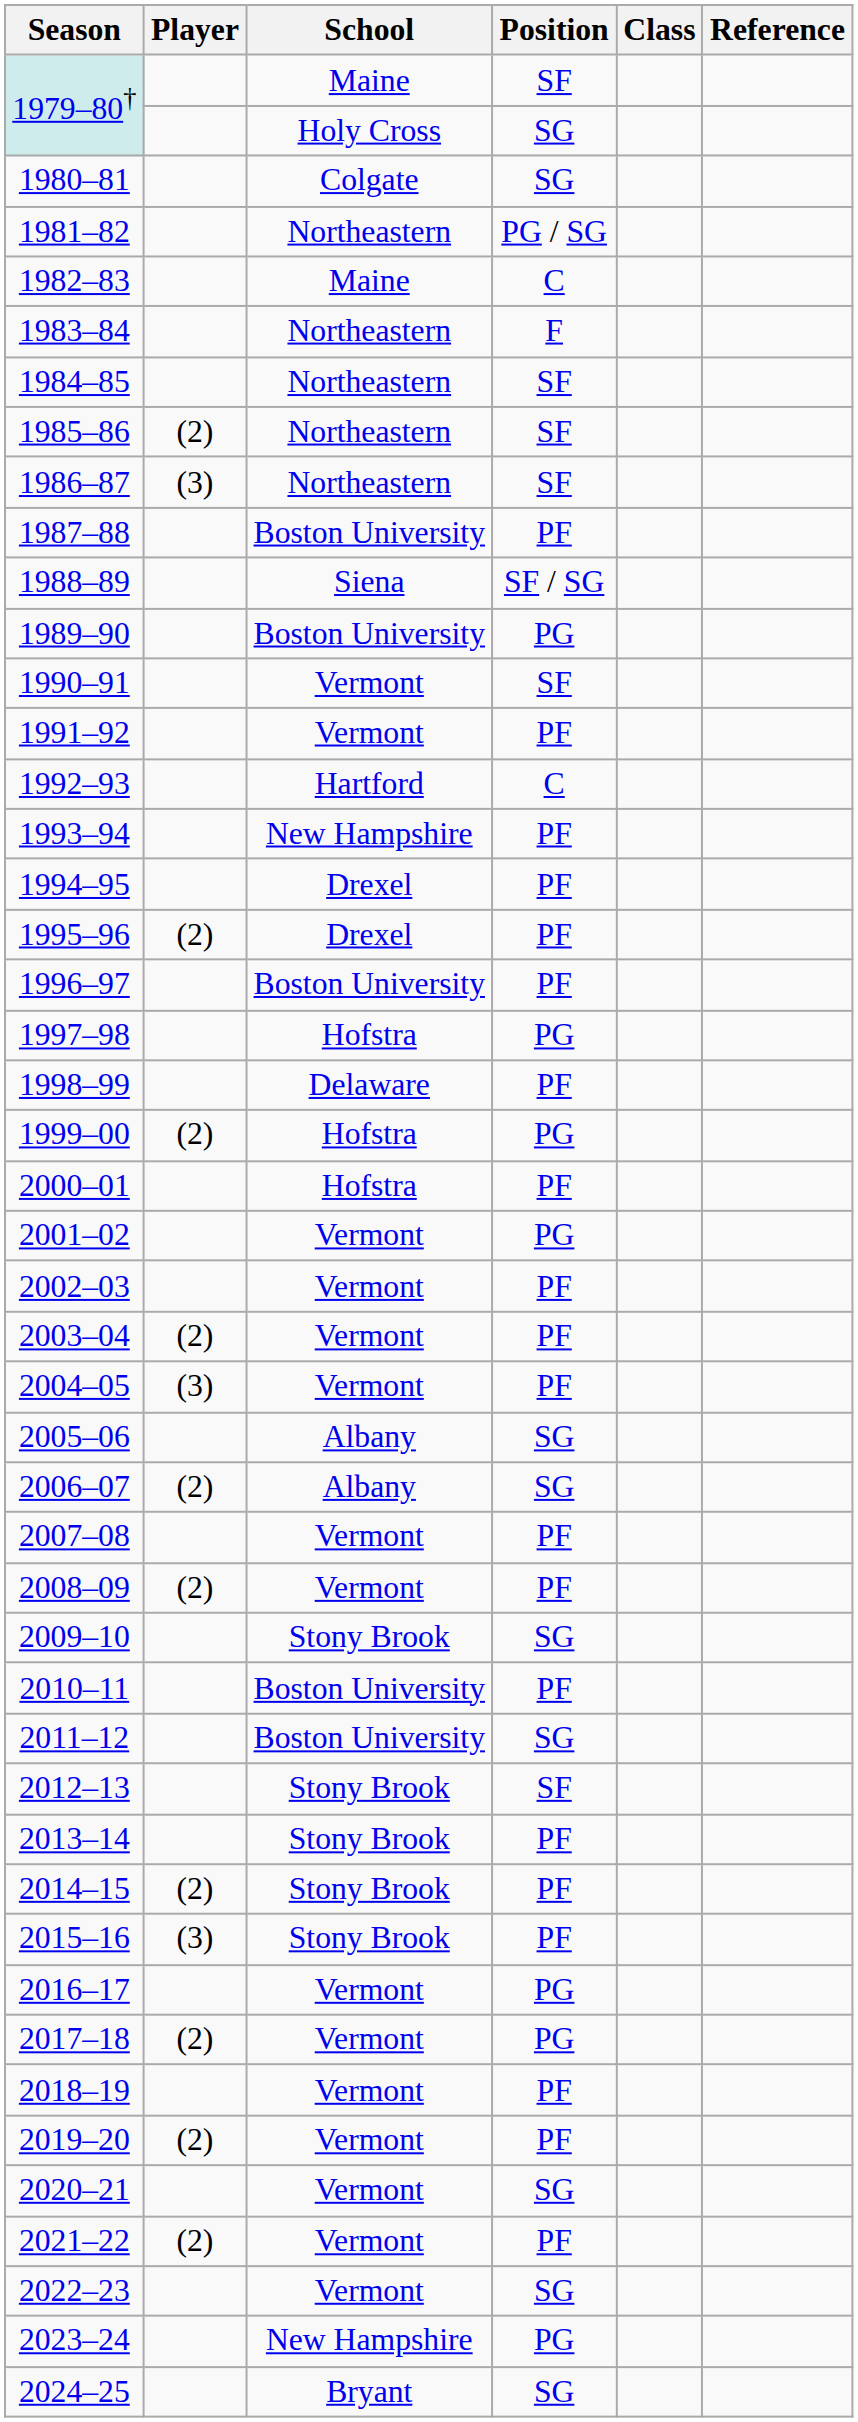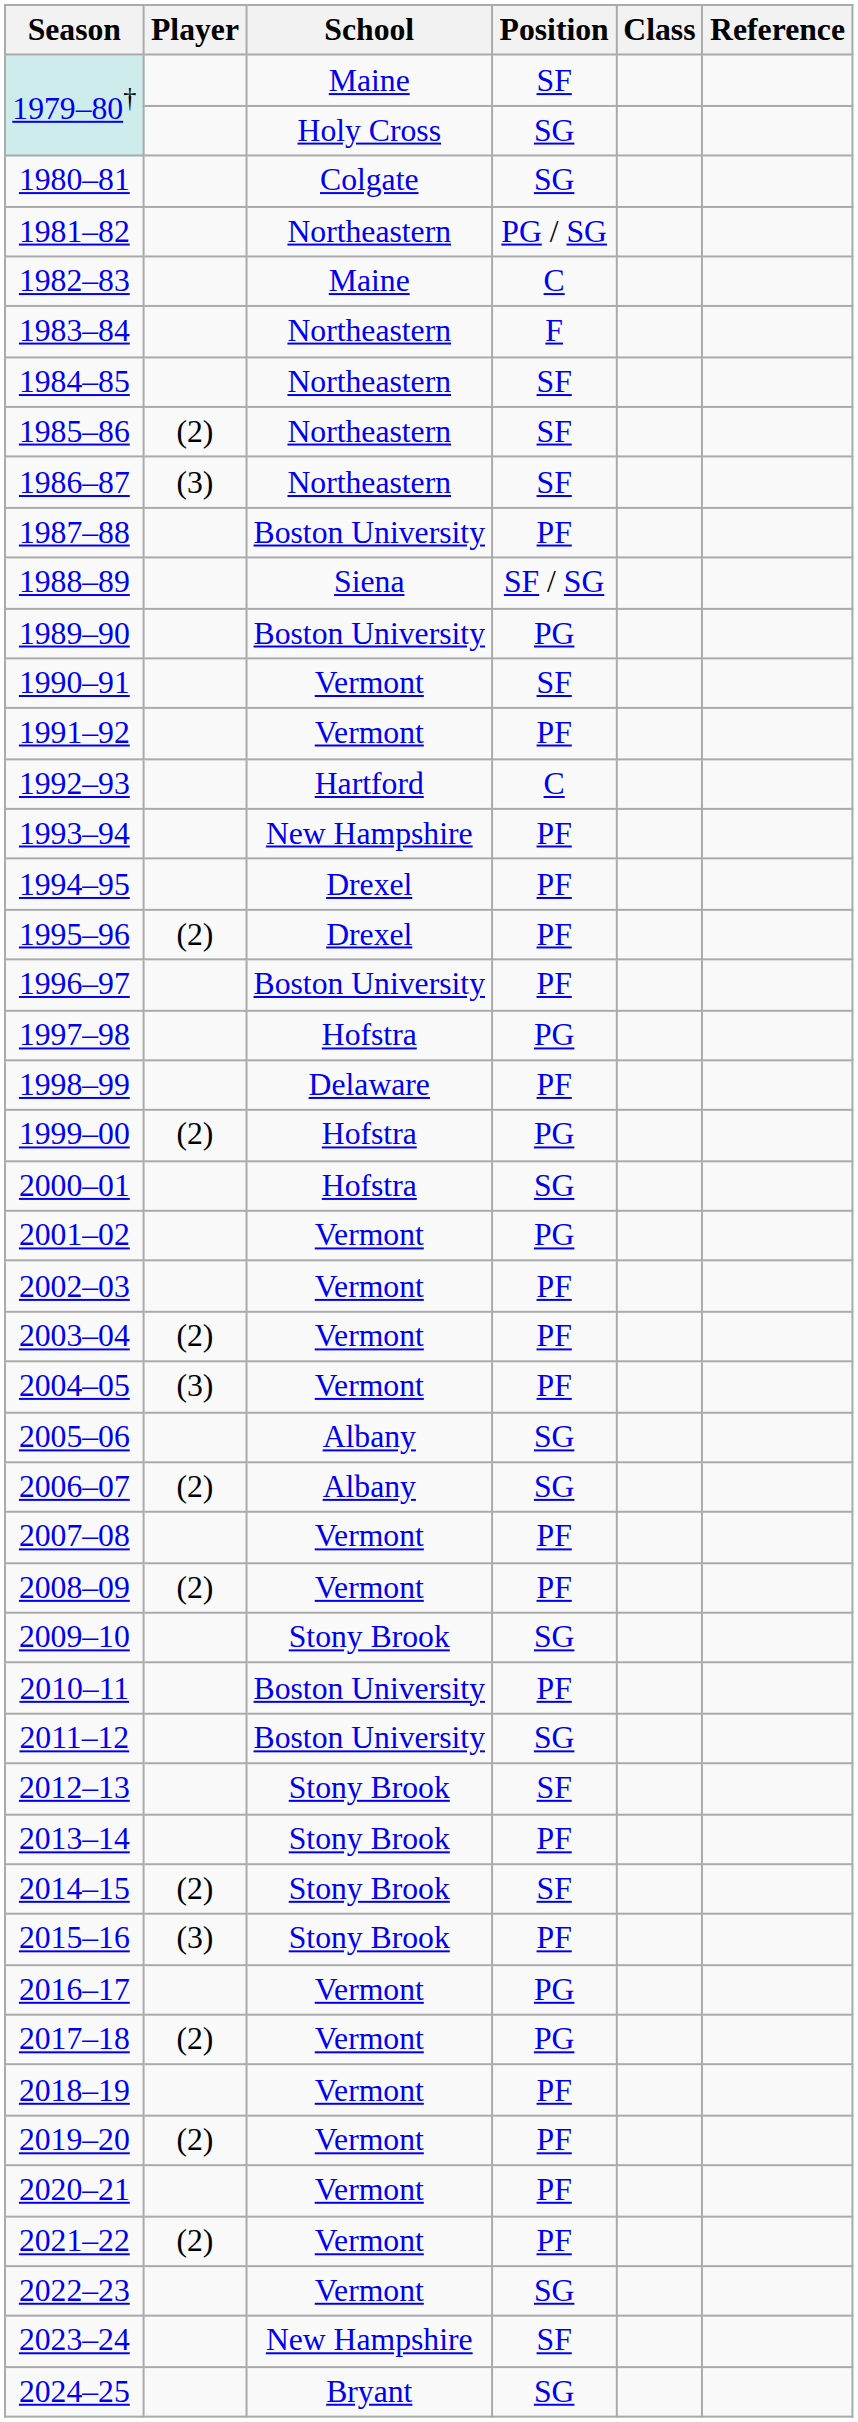(554, 1185) PF -> (554, 1185) SG
(554, 1888) PF -> (554, 1888) SF
(554, 2190) SG -> (554, 2190) PF
(554, 2340) PG -> (554, 2340) SF
